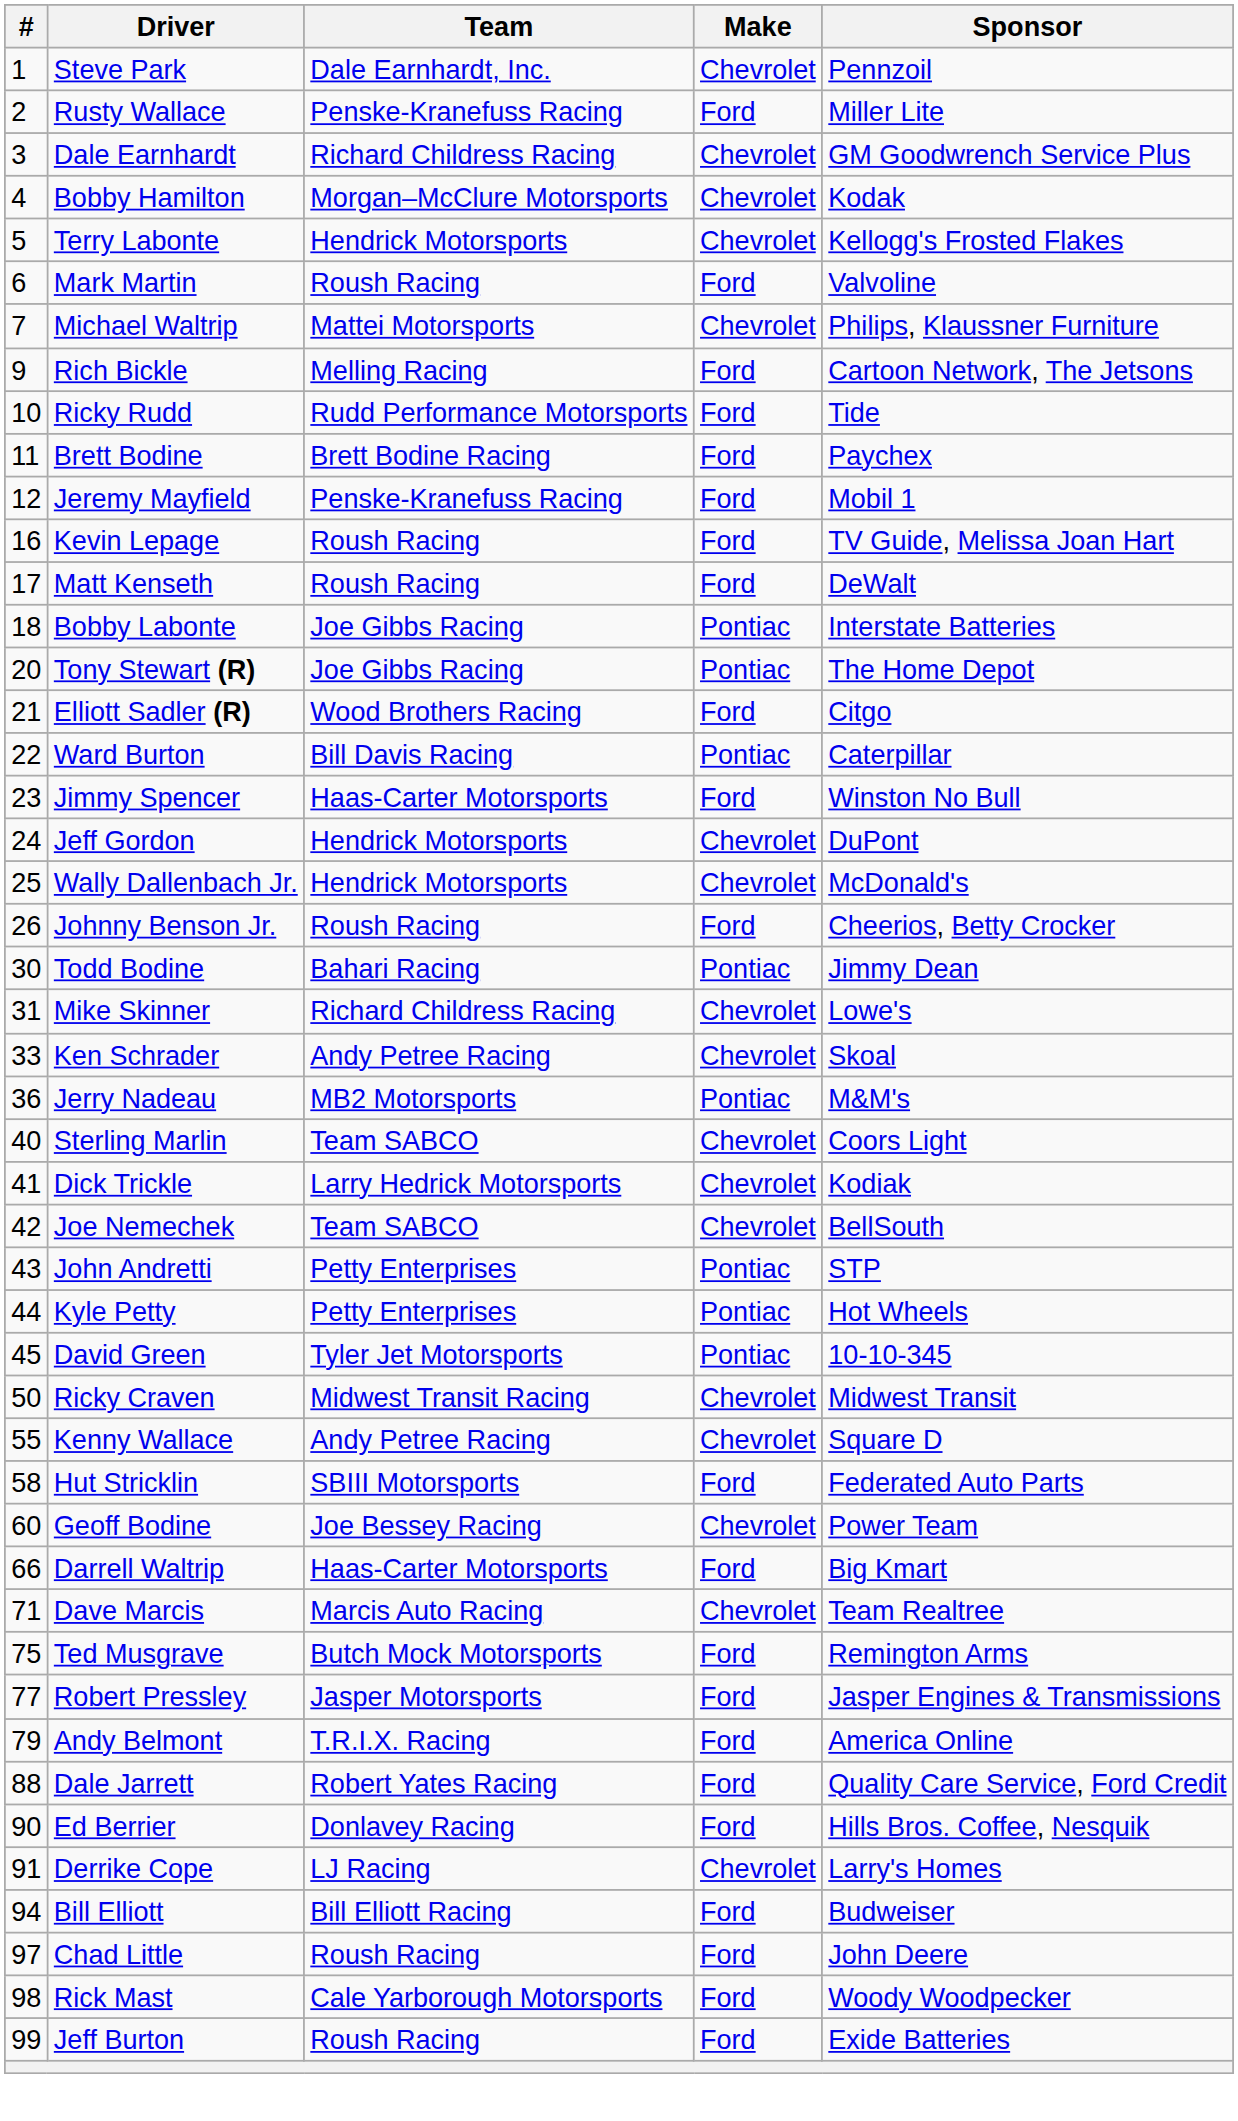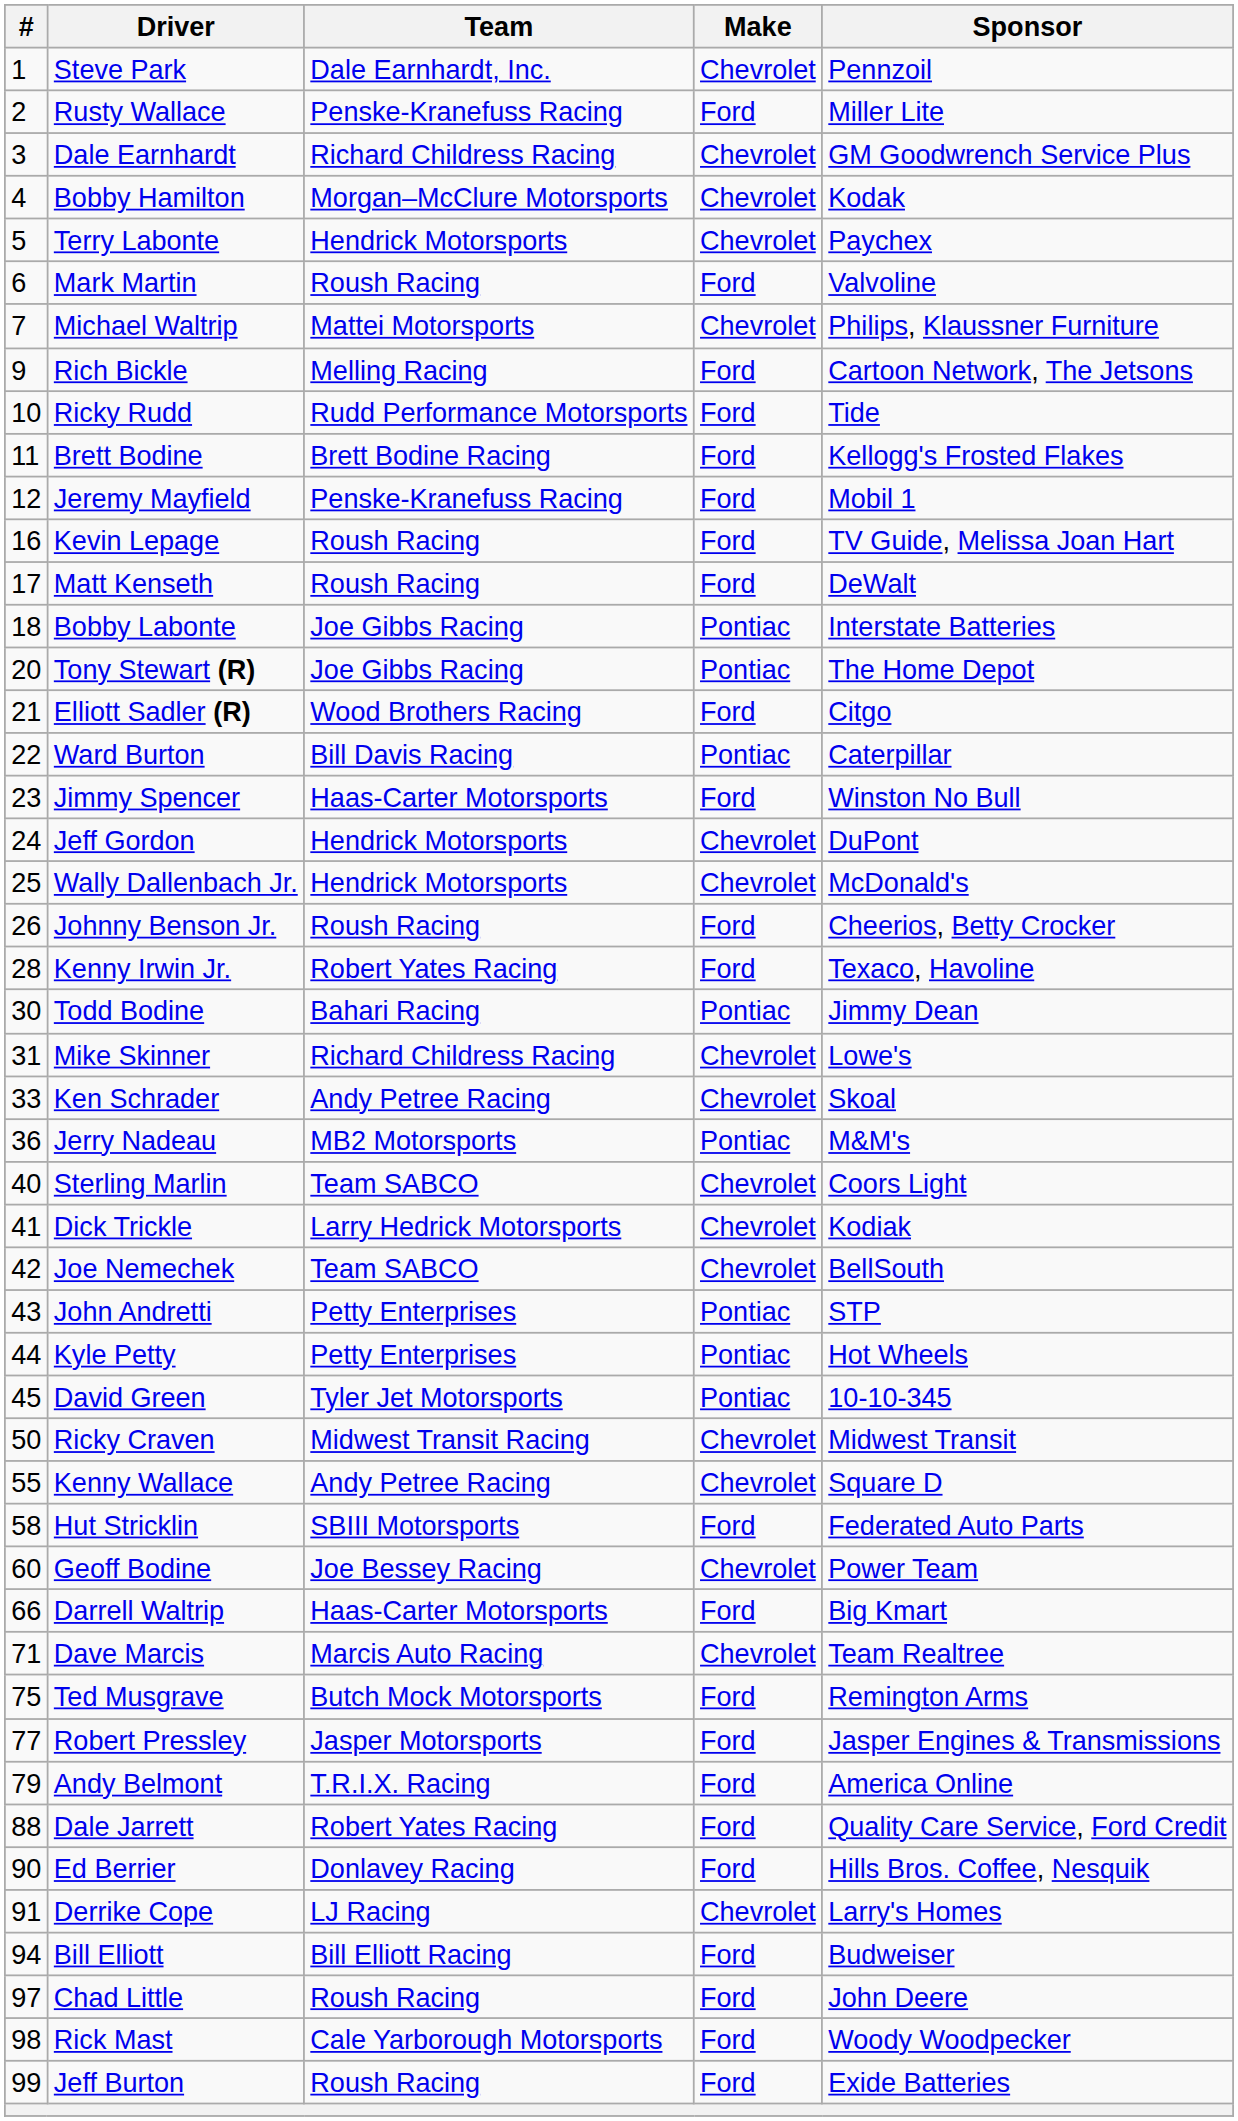(976, 241) Kellogg's Frosted Flakes -> (880, 241) Paychex
(880, 455) Paychex -> (976, 455) Kellogg's Frosted Flakes
+ row: (142, 969)
